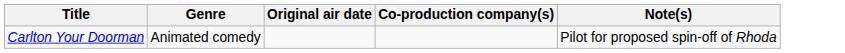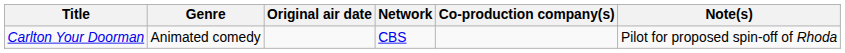+ column: (405, 15)
